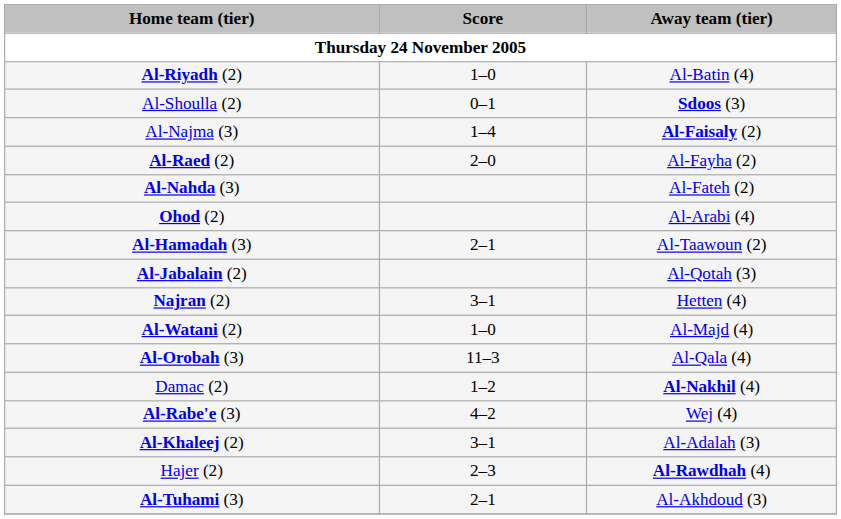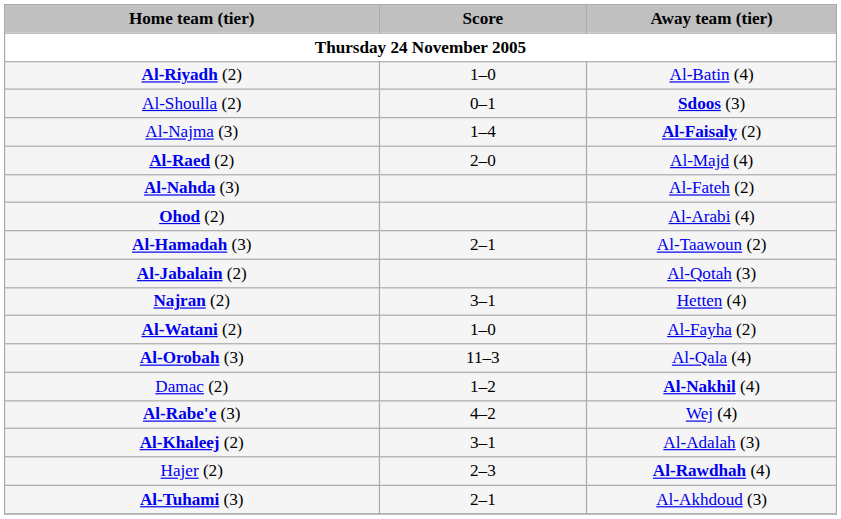(712, 160) Al-Fayha (2) -> (712, 160) Al-Majd (4)
(712, 329) Al-Majd (4) -> (712, 329) Al-Fayha (2)
